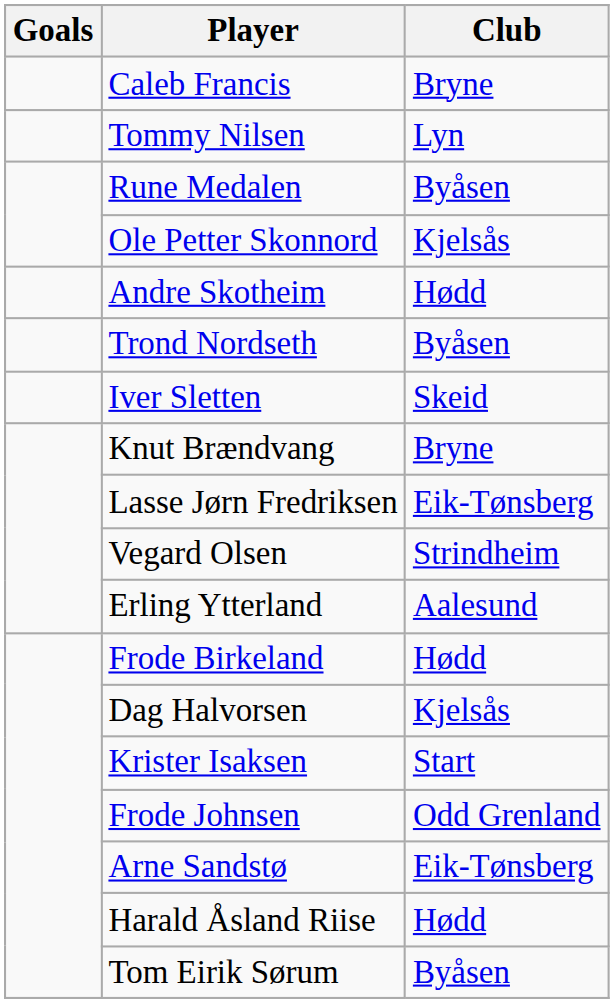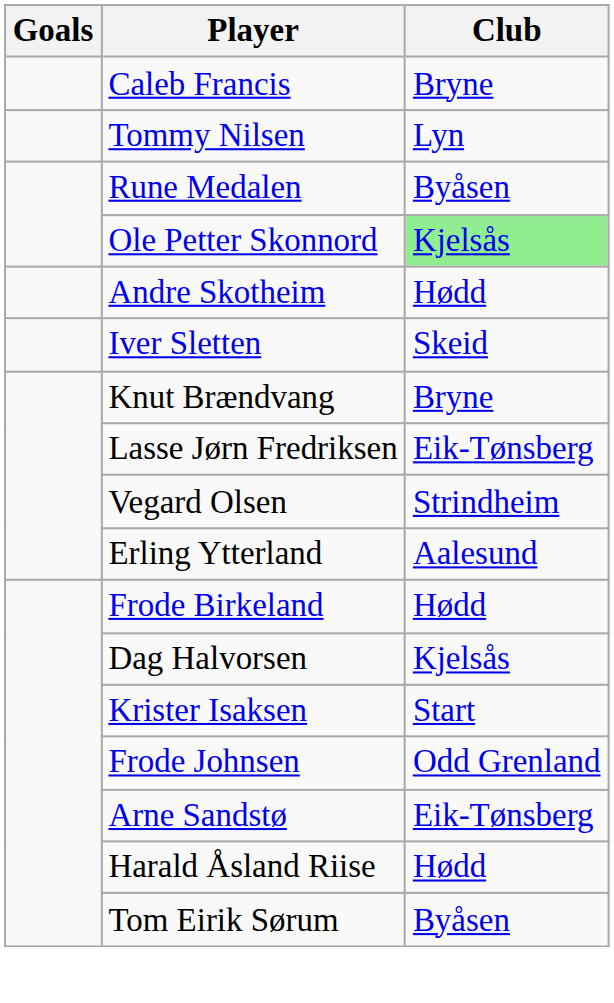(461, 239) no background -> (461, 239) lightgreen background
- row: (213, 344)
